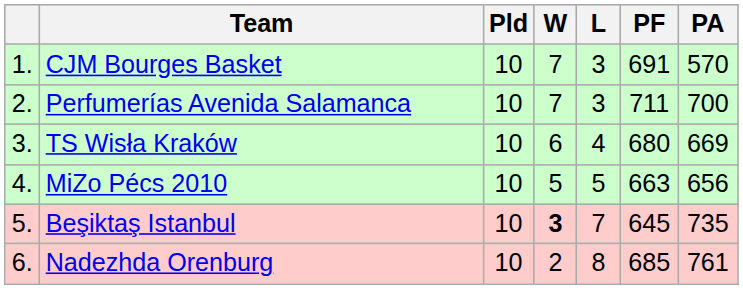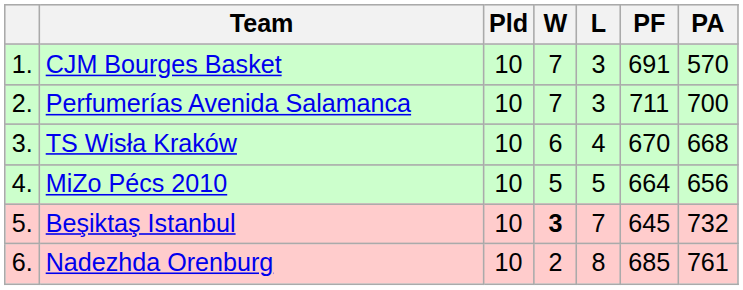(649, 143) 680 -> (649, 143) 670
(708, 143) 669 -> (708, 143) 668
(649, 183) 663 -> (649, 183) 664
(708, 223) 735 -> (708, 223) 732
